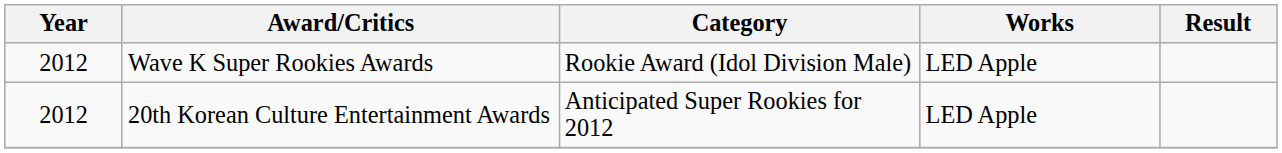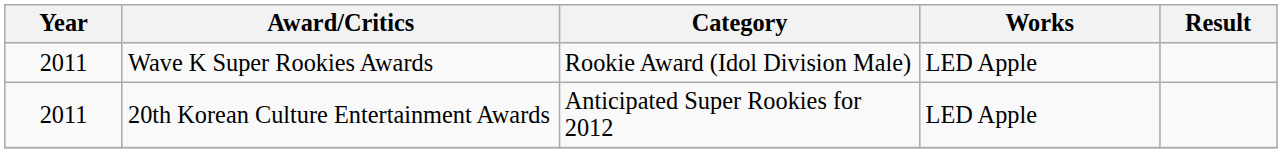(64, 62) 2012 -> (64, 62) 2011
(64, 114) 2012 -> (64, 114) 2011
